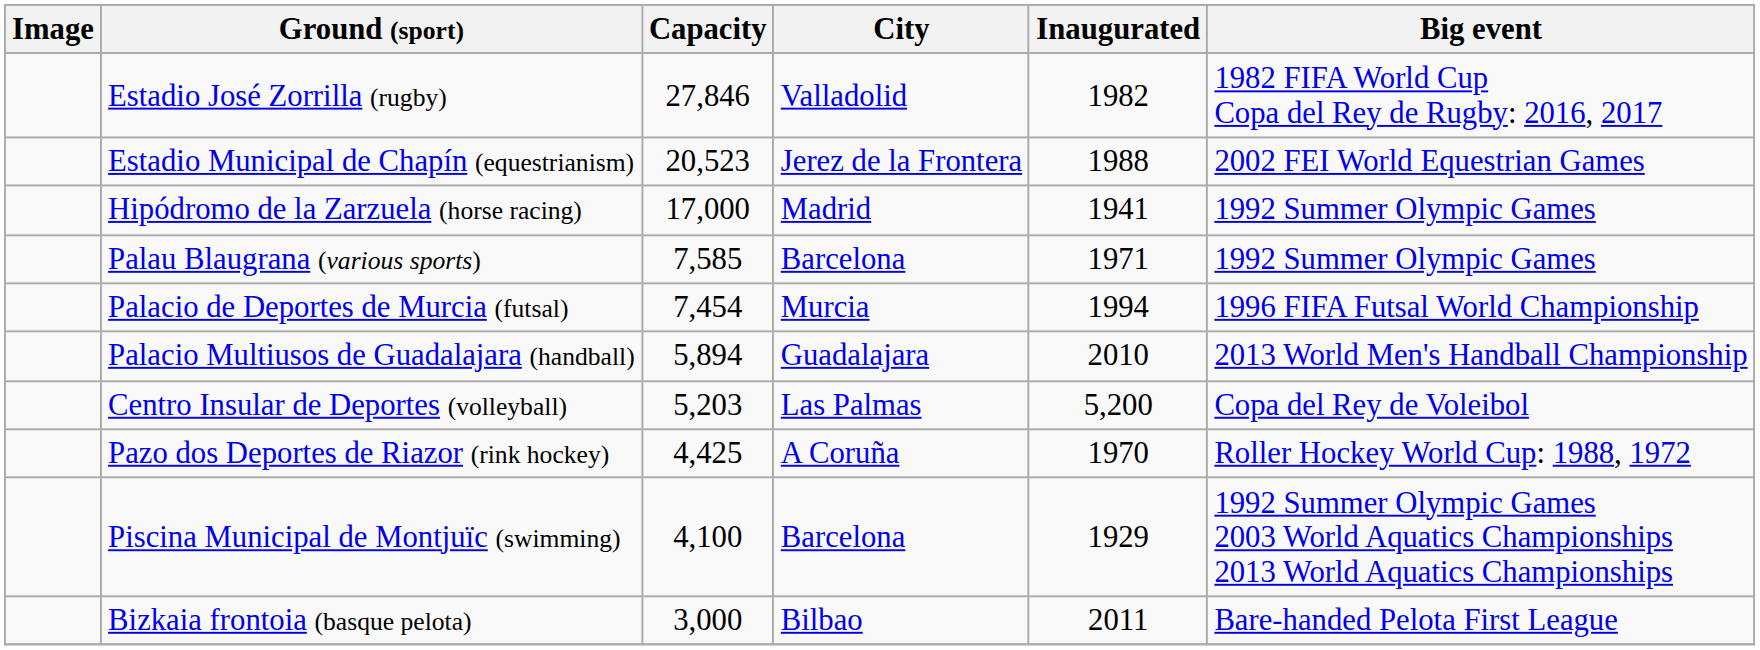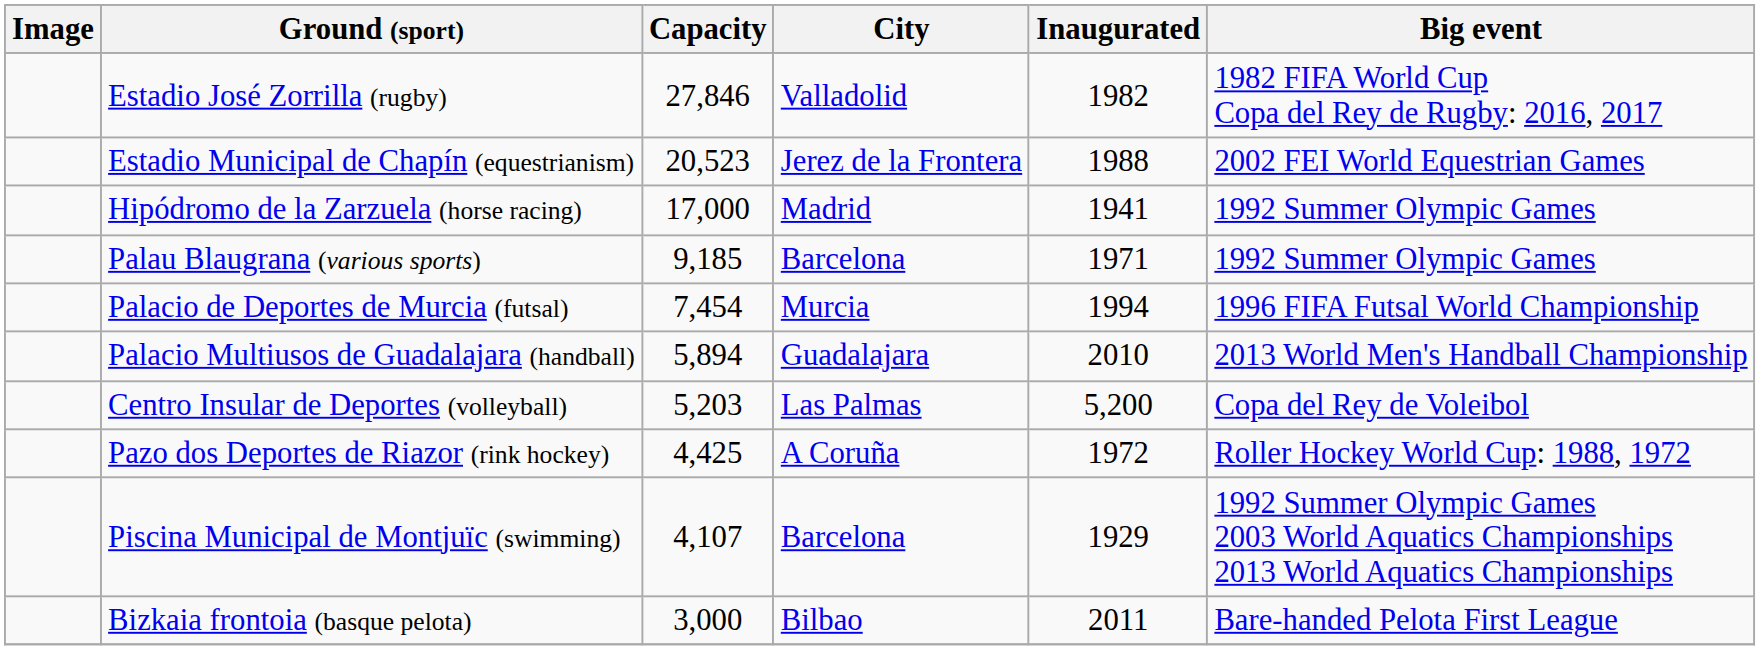(708, 258) 7,585 -> (708, 258) 9,185
(1118, 453) 1970 -> (1118, 453) 1972
(708, 536) 4,100 -> (708, 536) 4,107
